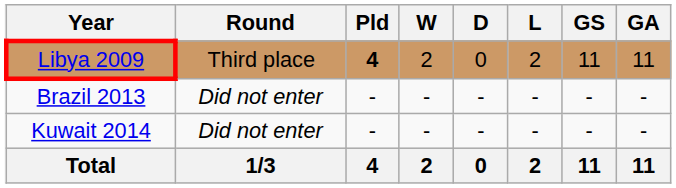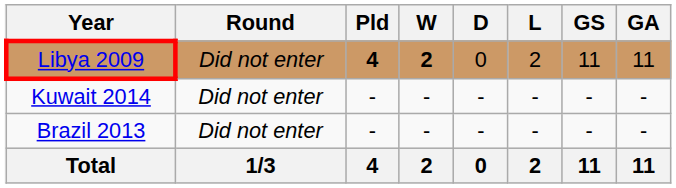(261, 60) Third place -> (261, 60) Did not enter
(427, 60) normal -> (427, 60) bold
rows swapped: (91, 97) <-> (91, 131)
